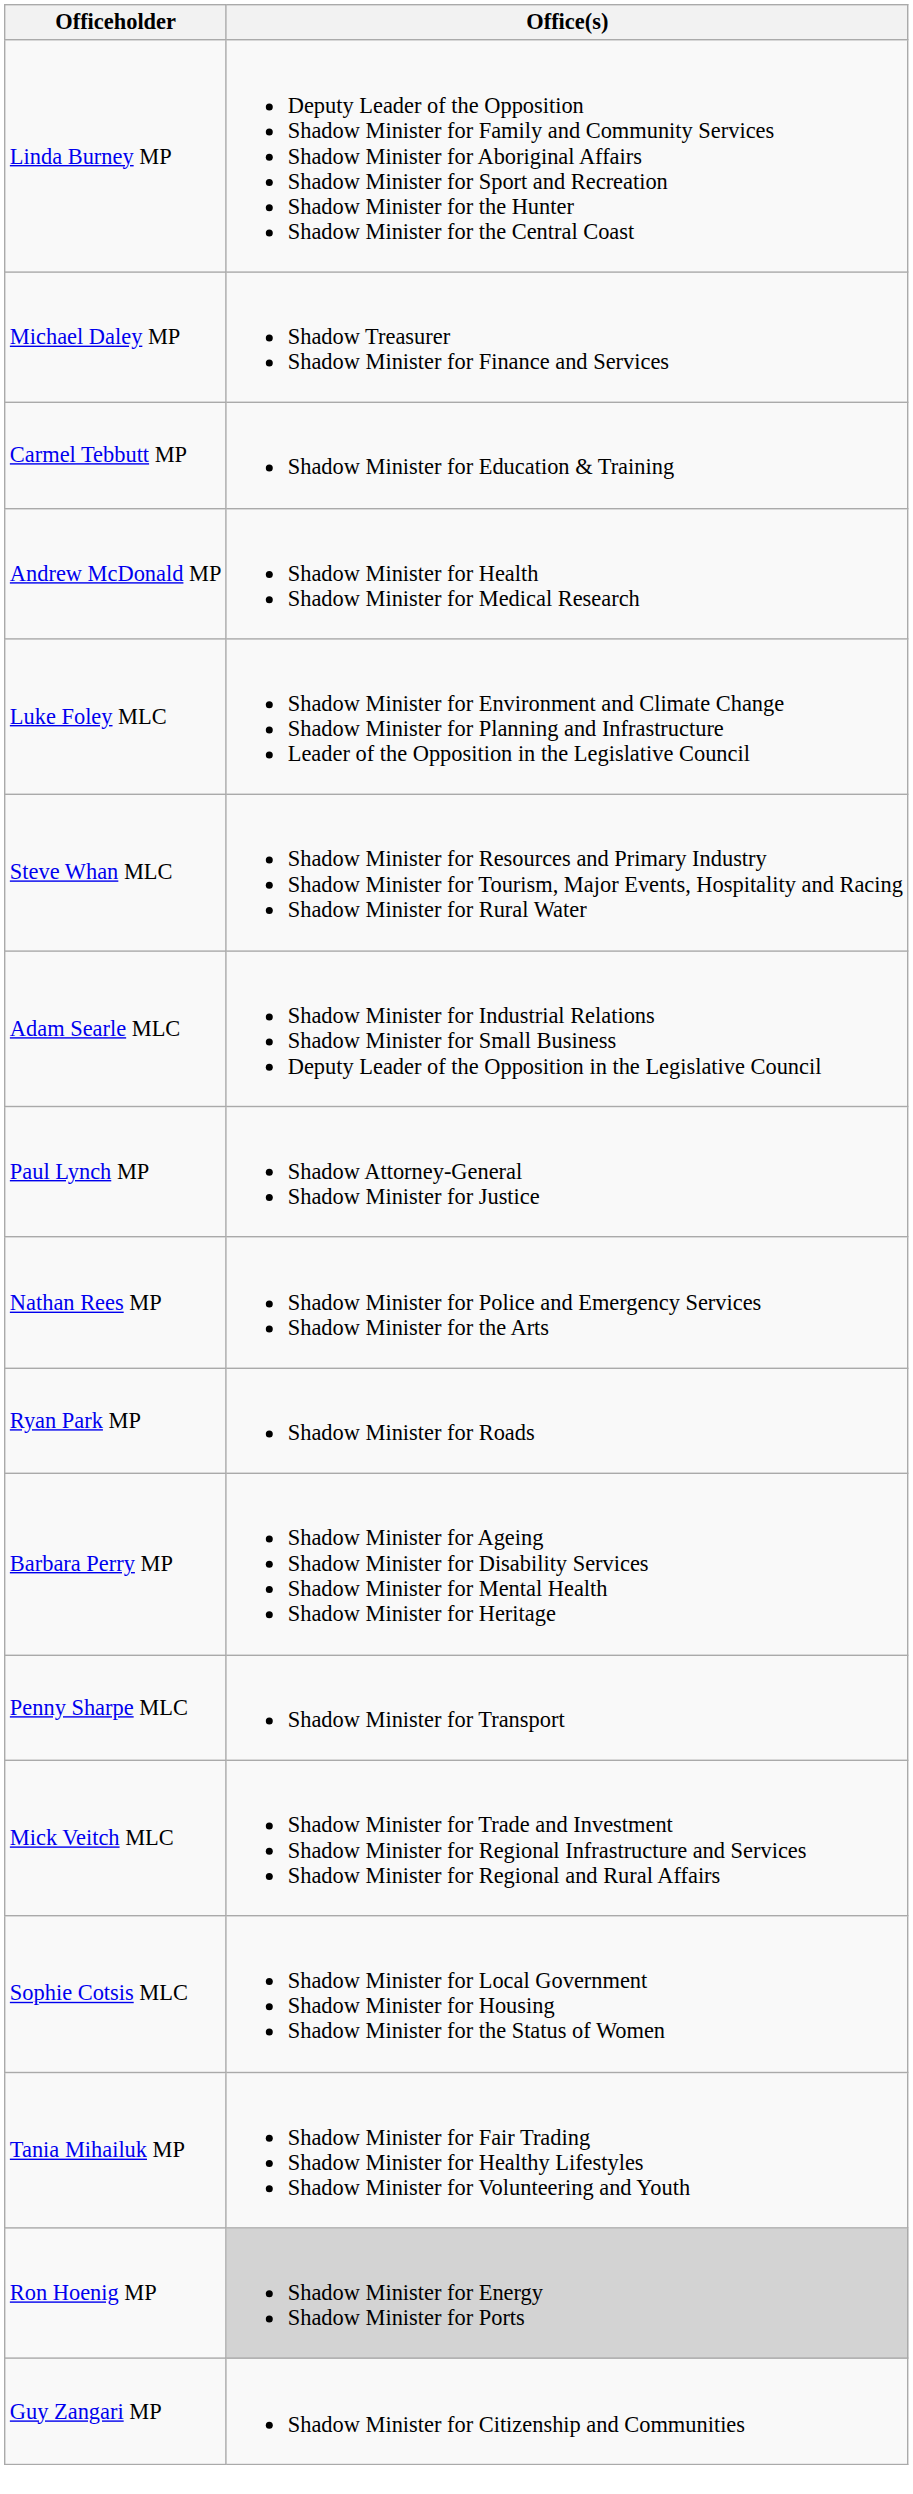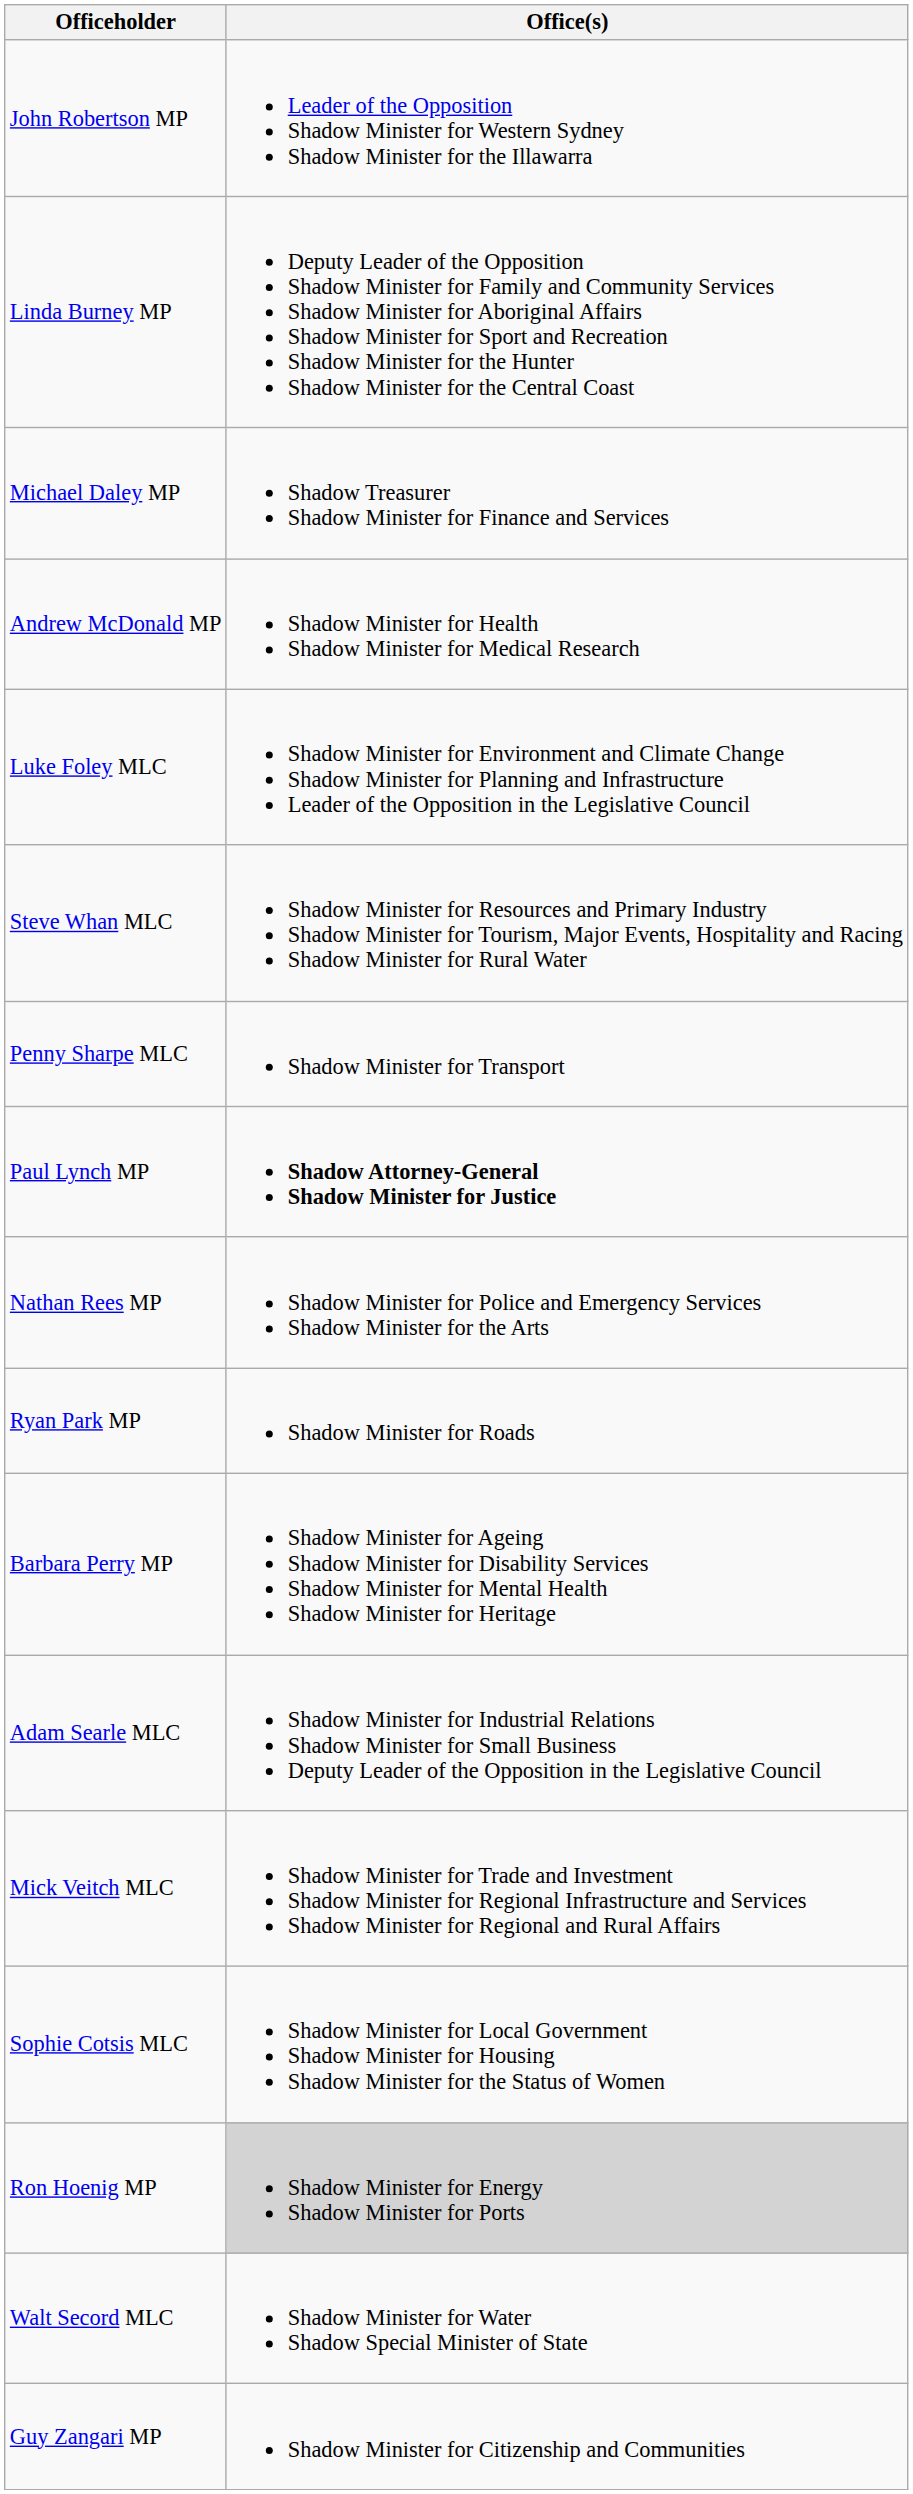+ row: (99, 117)
- row: (98, 455)
rows swapped: (99, 1707) <-> (95, 1028)
(567, 1184) normal -> (567, 1184) bold
- row: (97, 2149)
+ row: (92, 2318)
